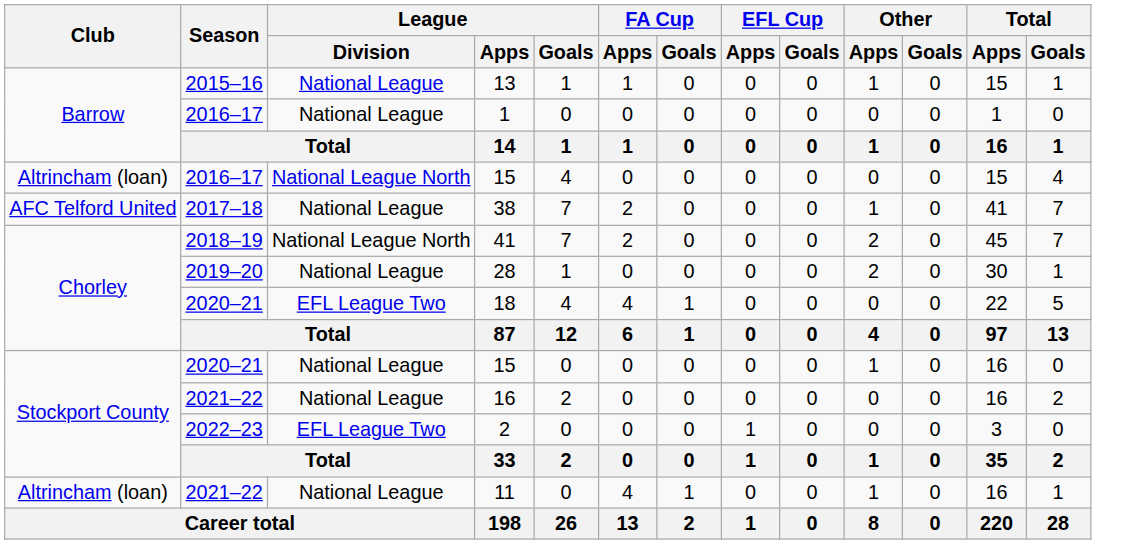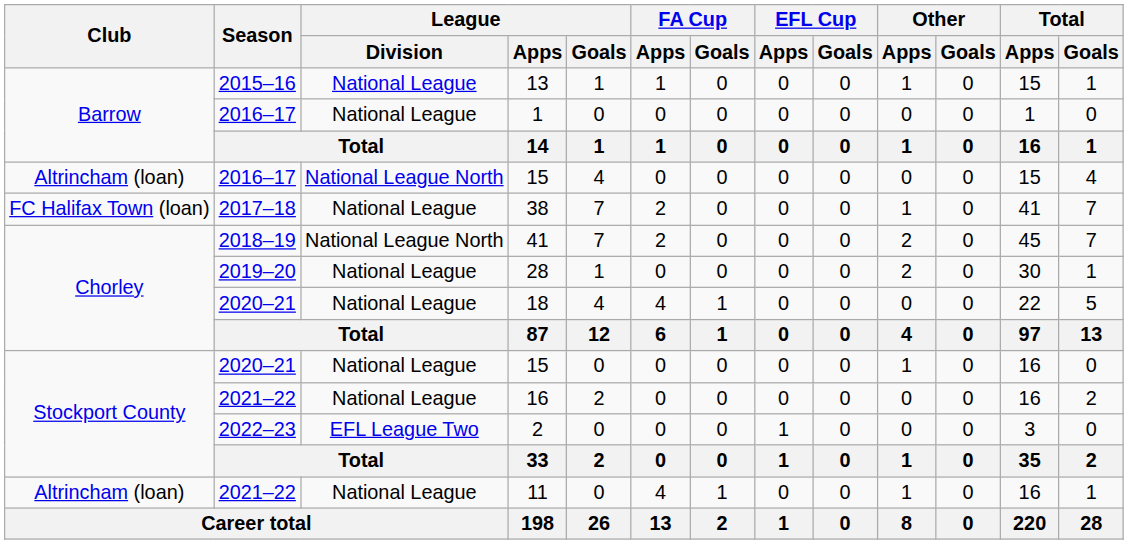(93, 209) AFC Telford United -> (109, 209) FC Halifax Town (loan)
(371, 303) EFL League Two -> (404, 303) National League
